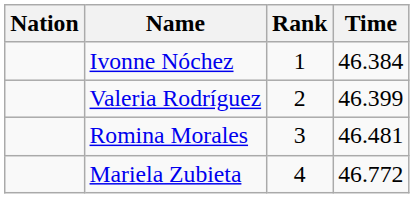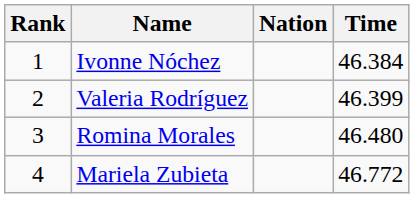columns swapped: (300, 23) <-> (44, 23)
(371, 135) 46.481 -> (371, 135) 46.480
